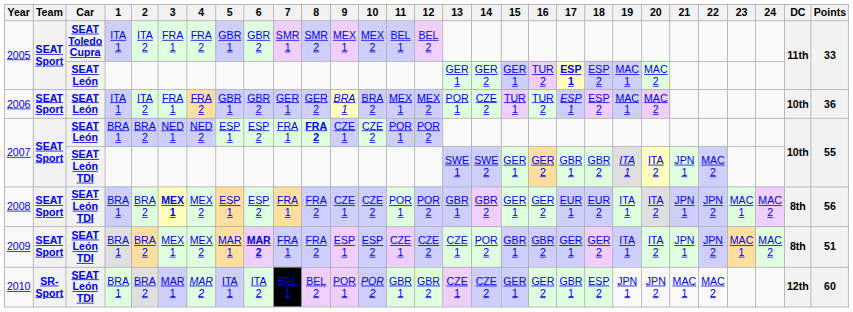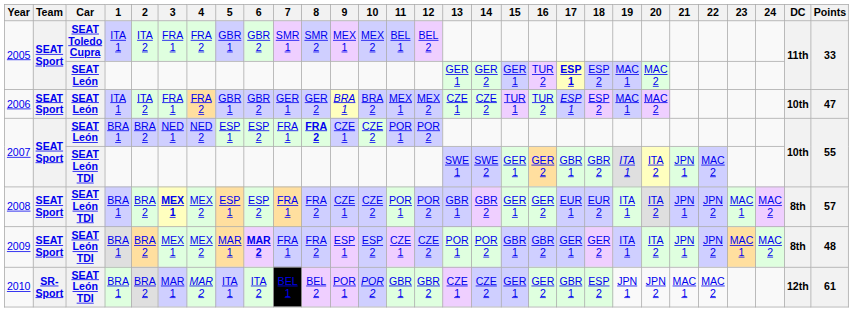(457, 103) POR 1 -> (457, 103) CZE 1
(830, 103) 36 -> (830, 103) 47
(830, 206) 56 -> (830, 206) 57
(457, 246) CZE 1 -> (457, 246) POR 1
(830, 246) 51 -> (830, 246) 48
(830, 287) 60 -> (830, 287) 61
